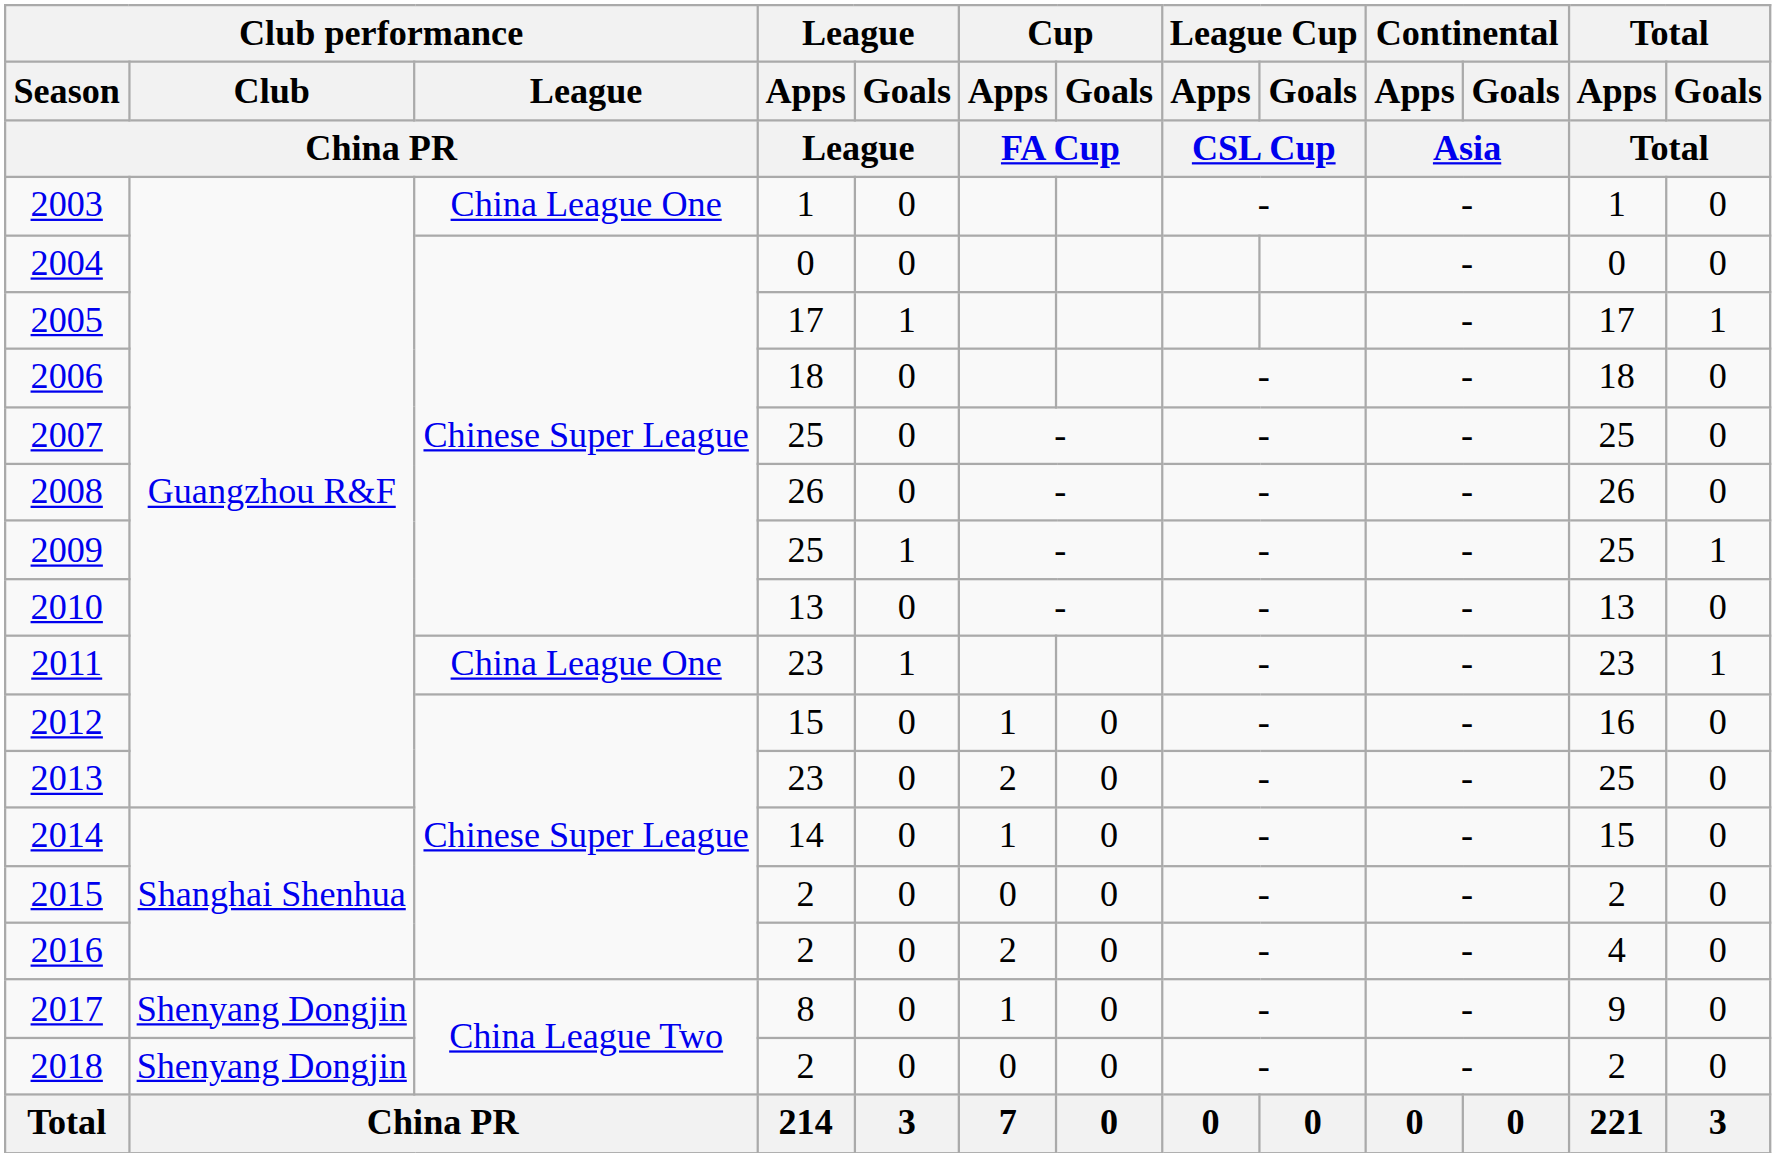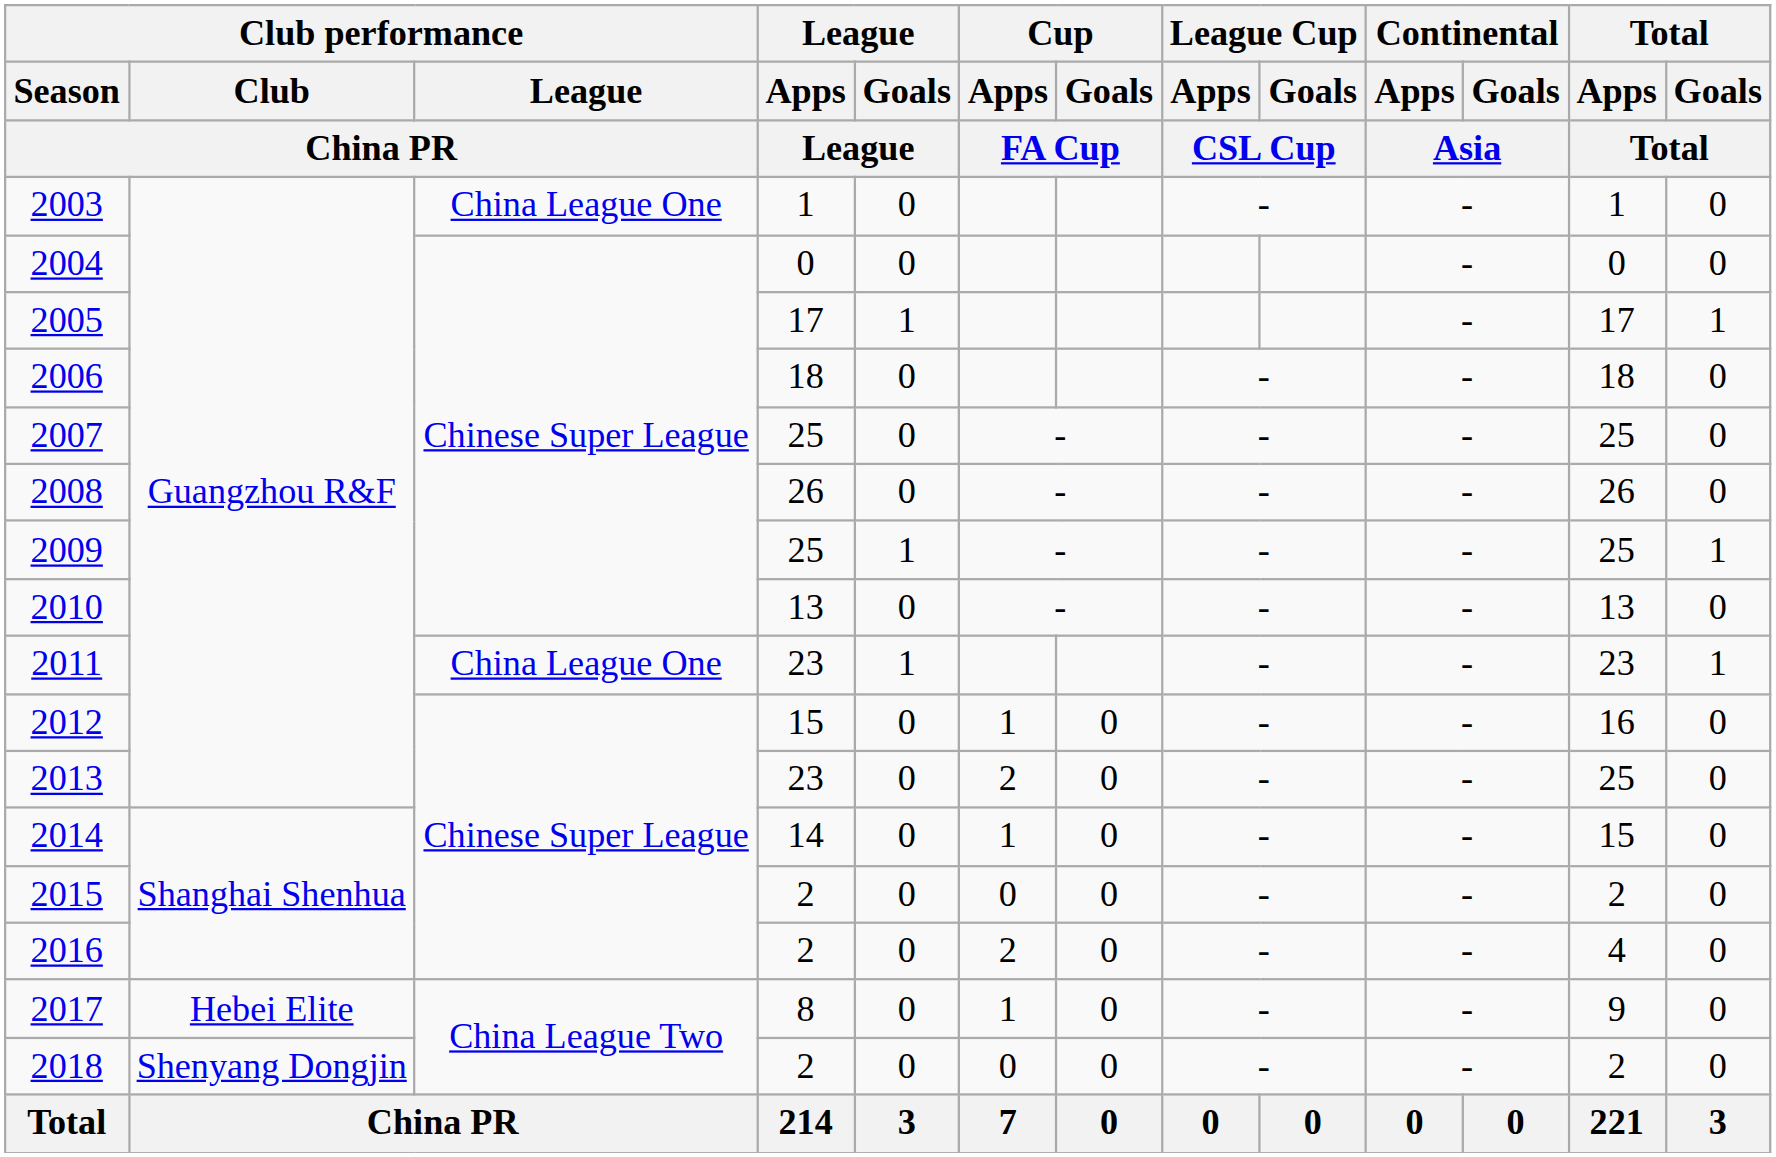(272, 1008) Shenyang Dongjin -> (272, 1008) Hebei Elite
